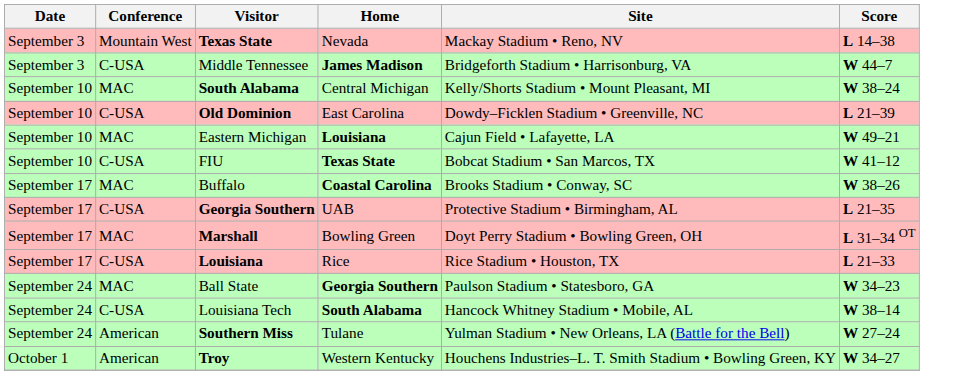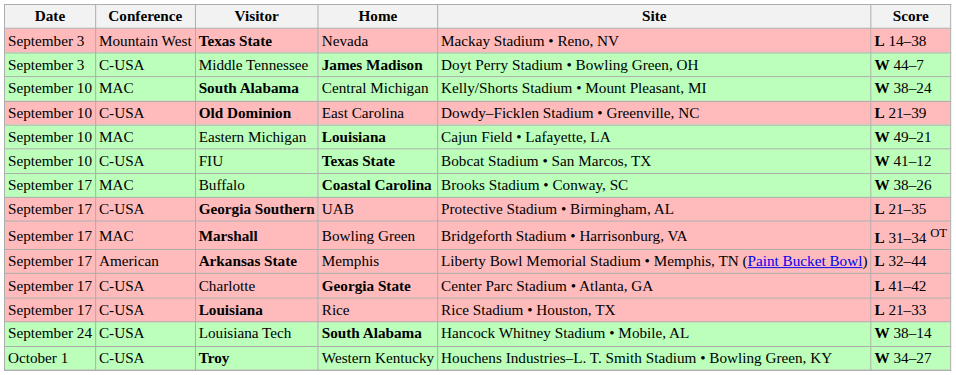(568, 64) Bridgeforth Stadium • Harrisonburg, VA -> (570, 64) Doyt Perry Stadium • Bowling Green, OH
(574, 235) Doyt Perry Stadium • Bowling Green, OH -> (564, 235) Bridgeforth Stadium • Harrisonburg, VA
+ row: (248, 261)
+ row: (227, 285)
- row: (228, 285)
- row: (246, 334)
(129, 358) American -> (122, 358) C-USA
